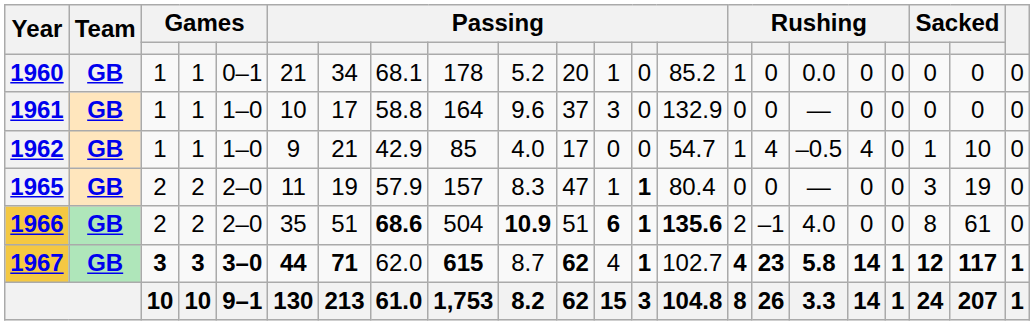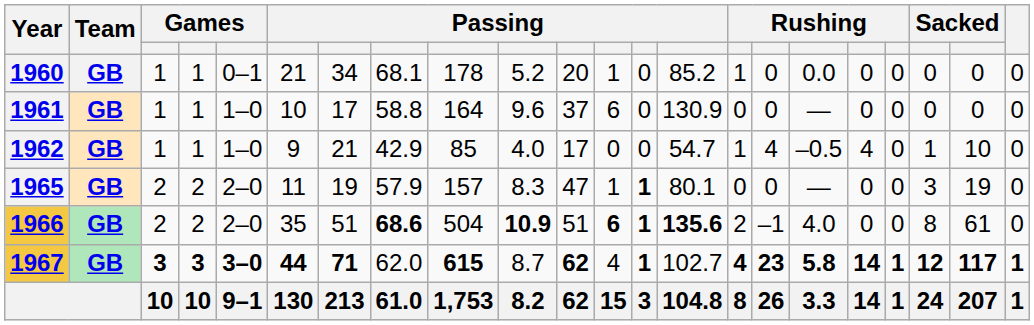(613, 110) 3 -> (613, 110) 6
(692, 110) 132.9 -> (692, 110) 130.9
(692, 186) 80.4 -> (692, 186) 80.1
